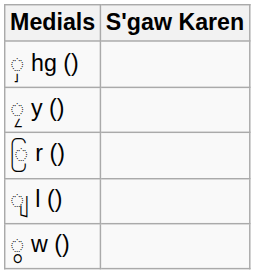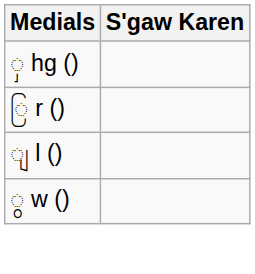- row: (37, 108)
